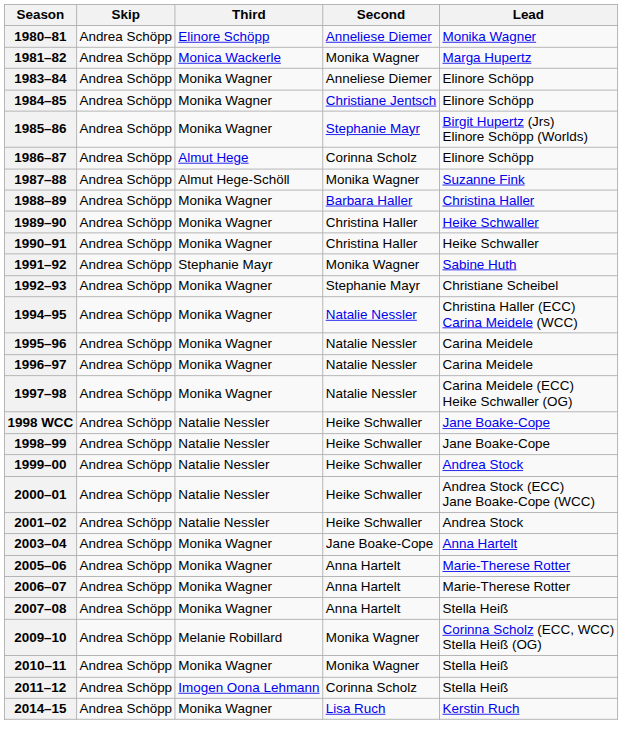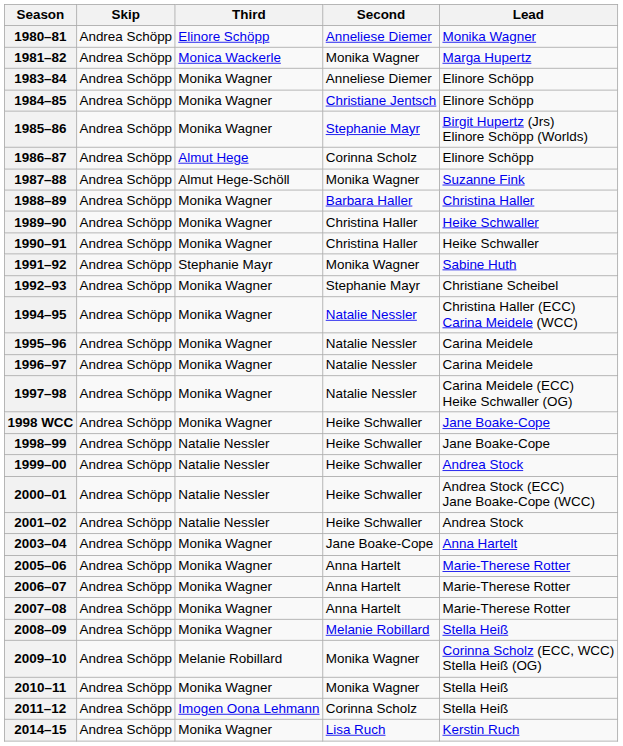(224, 422) Natalie Nessler -> (225, 422) Monika Wagner
(475, 608) Stella Heiß -> (506, 608) Marie-Therese Rotter
+ row: (40, 629)
